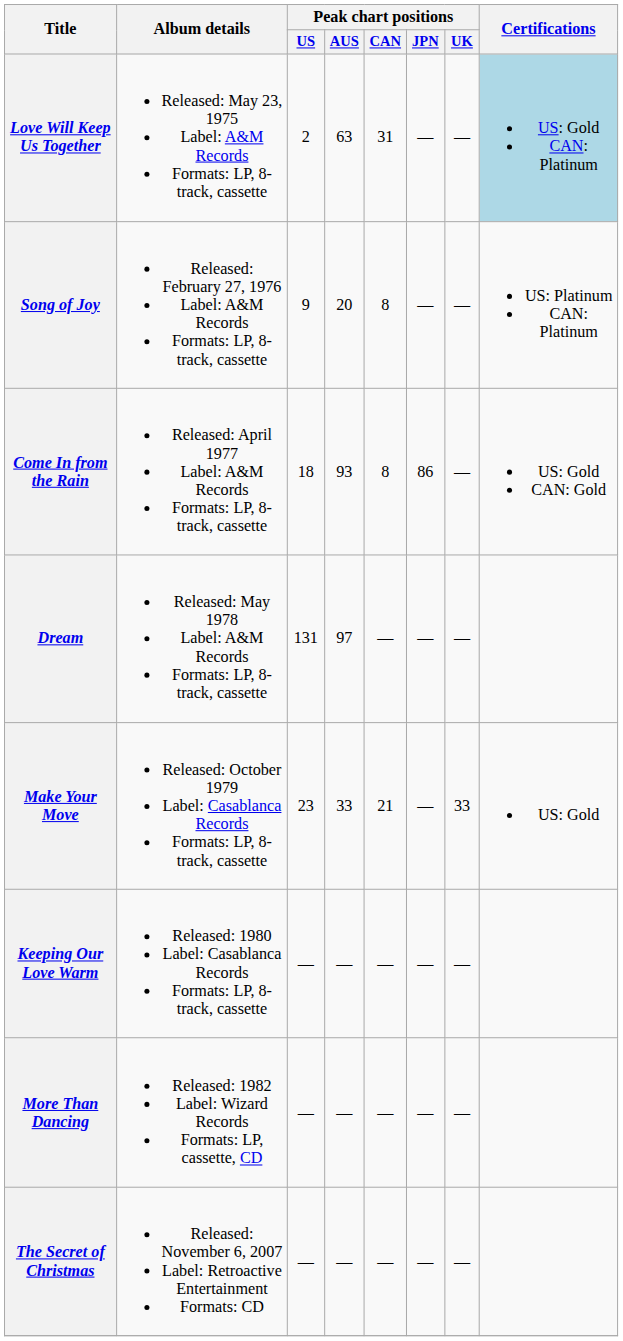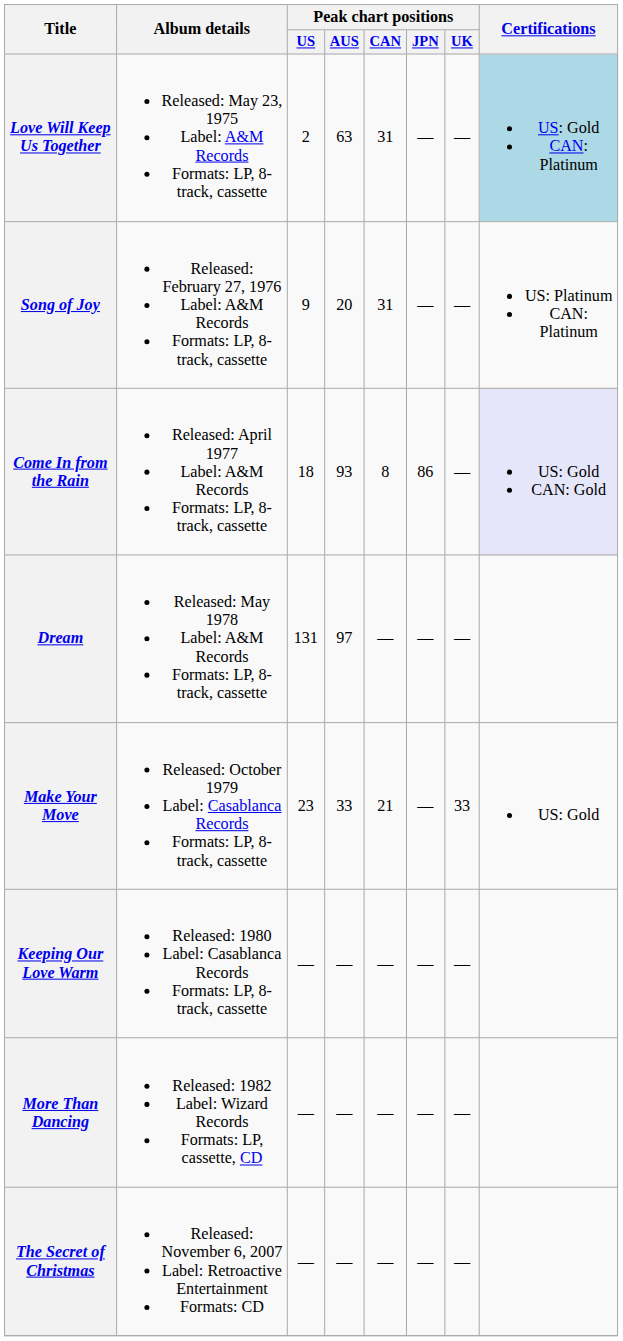(385, 304) 8 -> (385, 304) 31
(548, 481) no background -> (548, 481) lavender background
